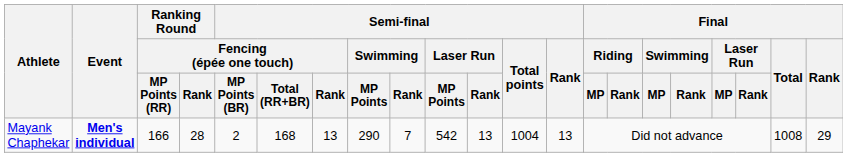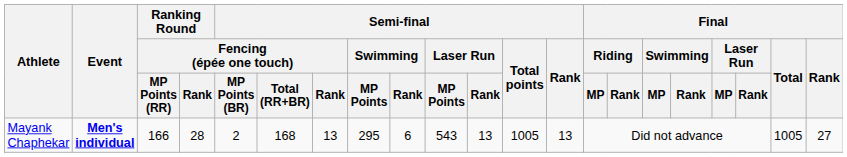(369, 135) 290 -> (369, 135) 295
(408, 135) 7 -> (408, 135) 6
(446, 135) 542 -> (446, 135) 543
(525, 135) 1004 -> (525, 135) 1005
(788, 135) 1008 -> (788, 135) 1005
(824, 135) 29 -> (824, 135) 27
